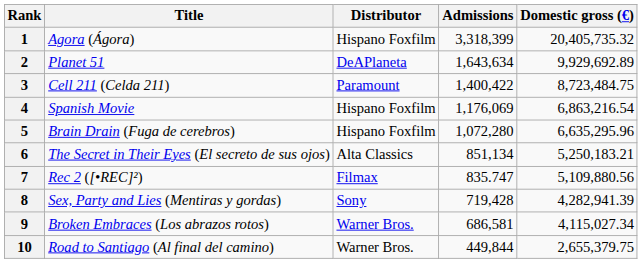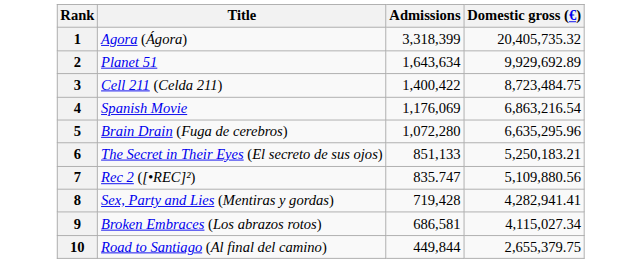- column: (386, 16)
(490, 154) 851,134 -> (437, 154) 851,133
(596, 200) 4,282,941.39 -> (543, 200) 4,282,941.41
